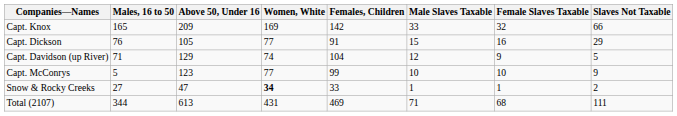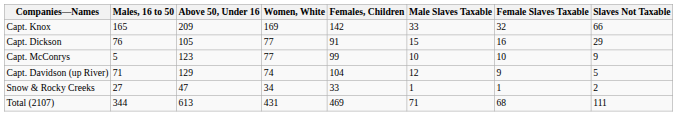rows swapped: (57, 57) <-> (38, 73)
(269, 88) bold -> (269, 88) normal
